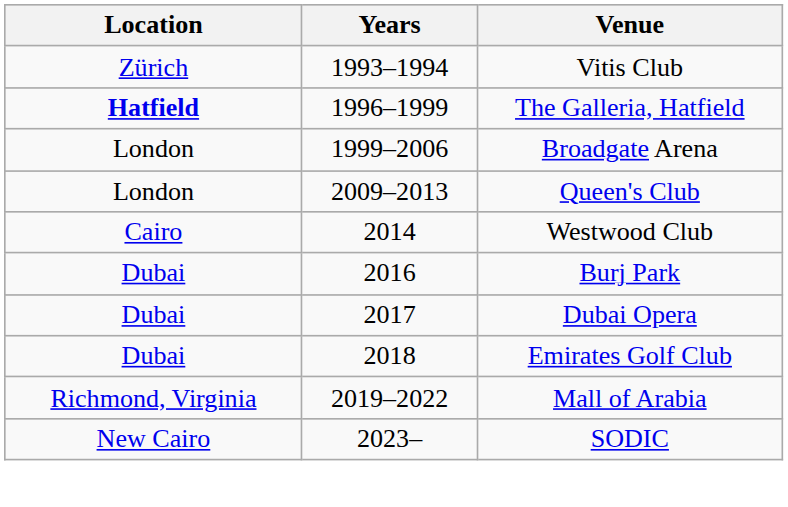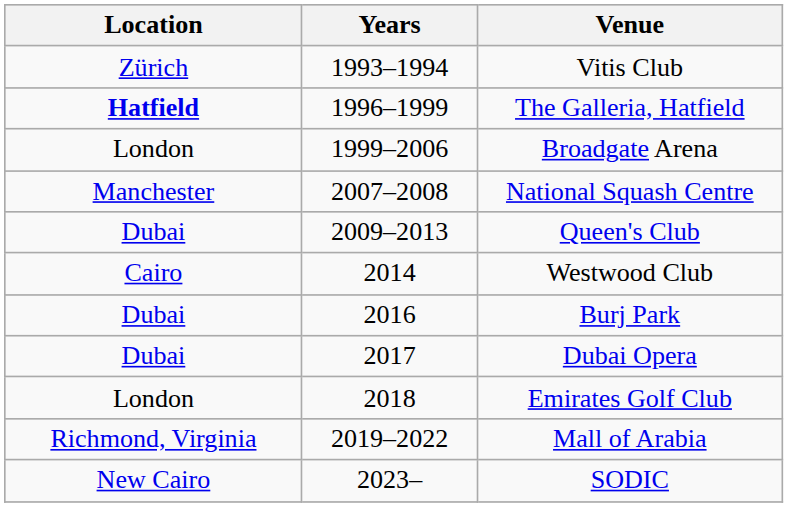+ row: (630, 190)
(153, 190) London -> (153, 231) Dubai
(153, 356) Dubai -> (153, 397) London
